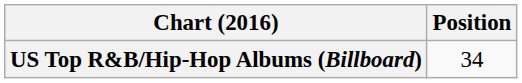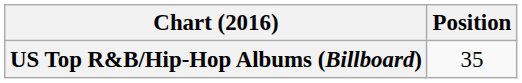(472, 58) 34 -> (472, 58) 35
